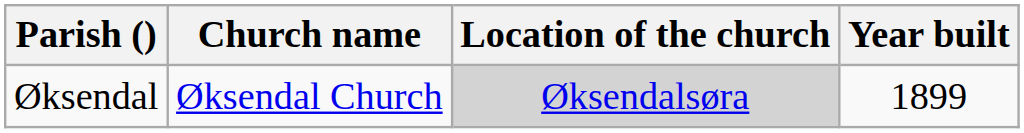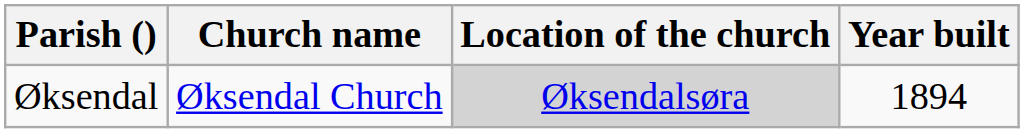(929, 95) 1899 -> (929, 95) 1894
